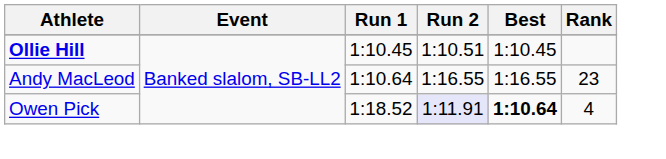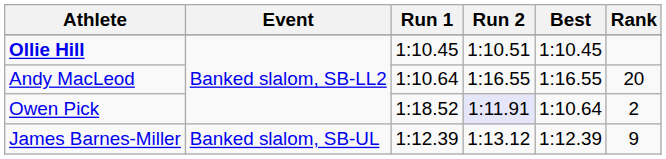(589, 80) 23 -> (634, 80) 20
(525, 109) bold -> (571, 109) normal
(589, 109) 4 -> (634, 109) 2
+ row: (95, 139)
